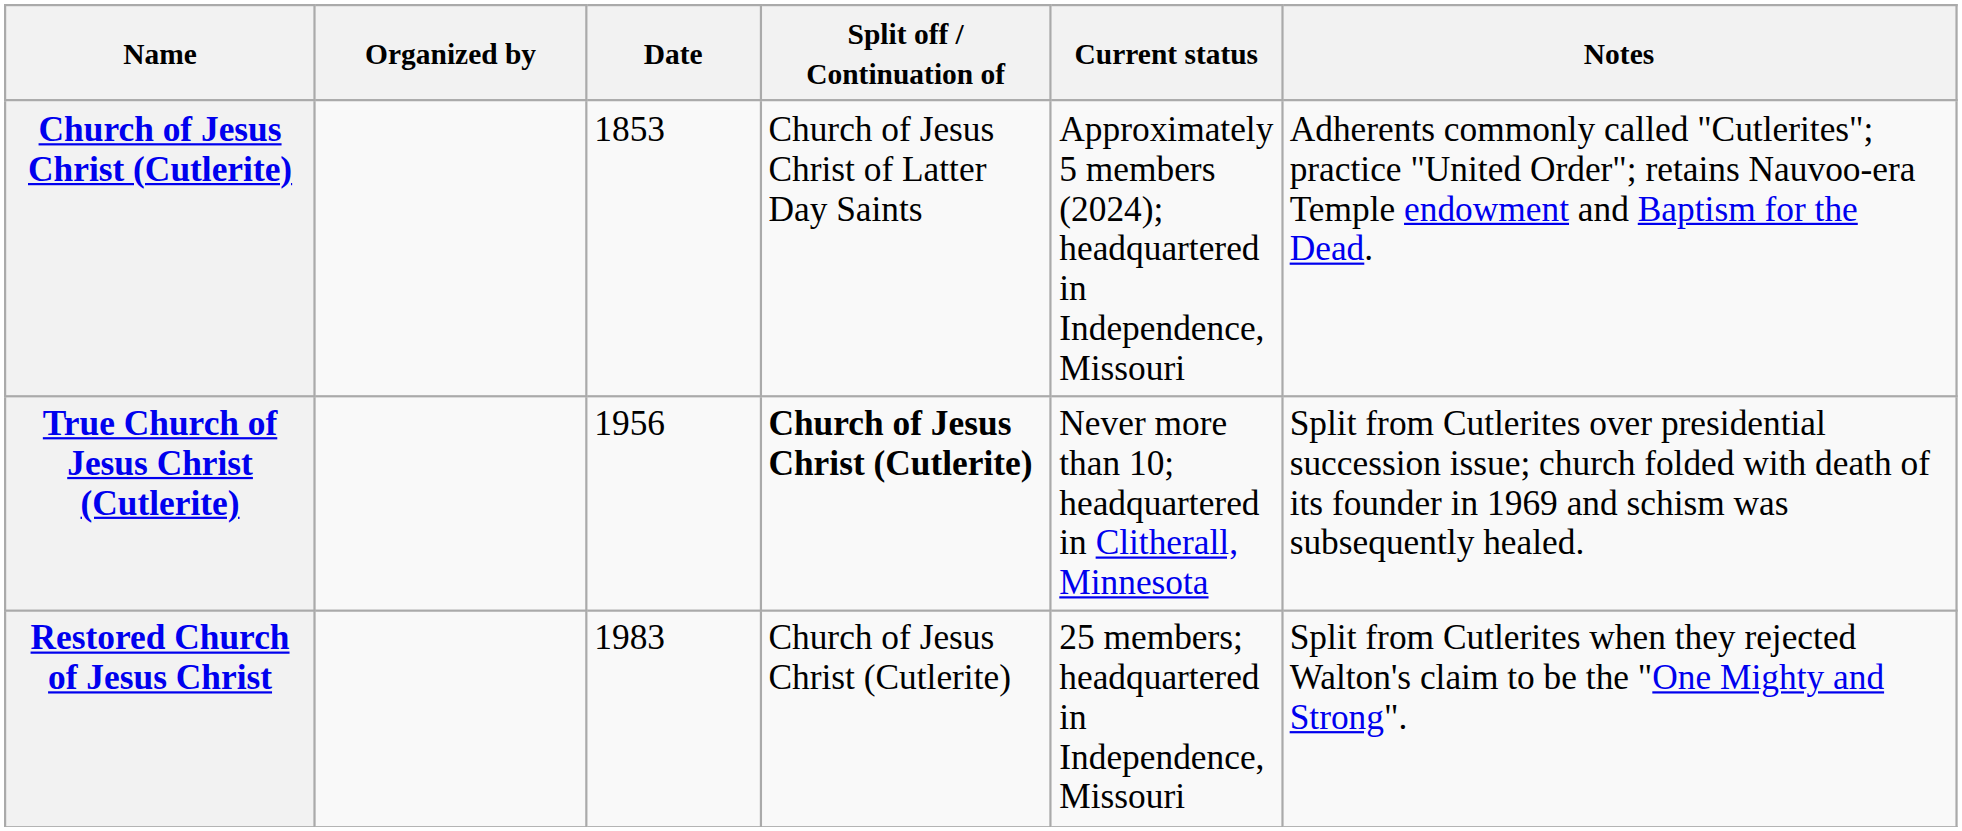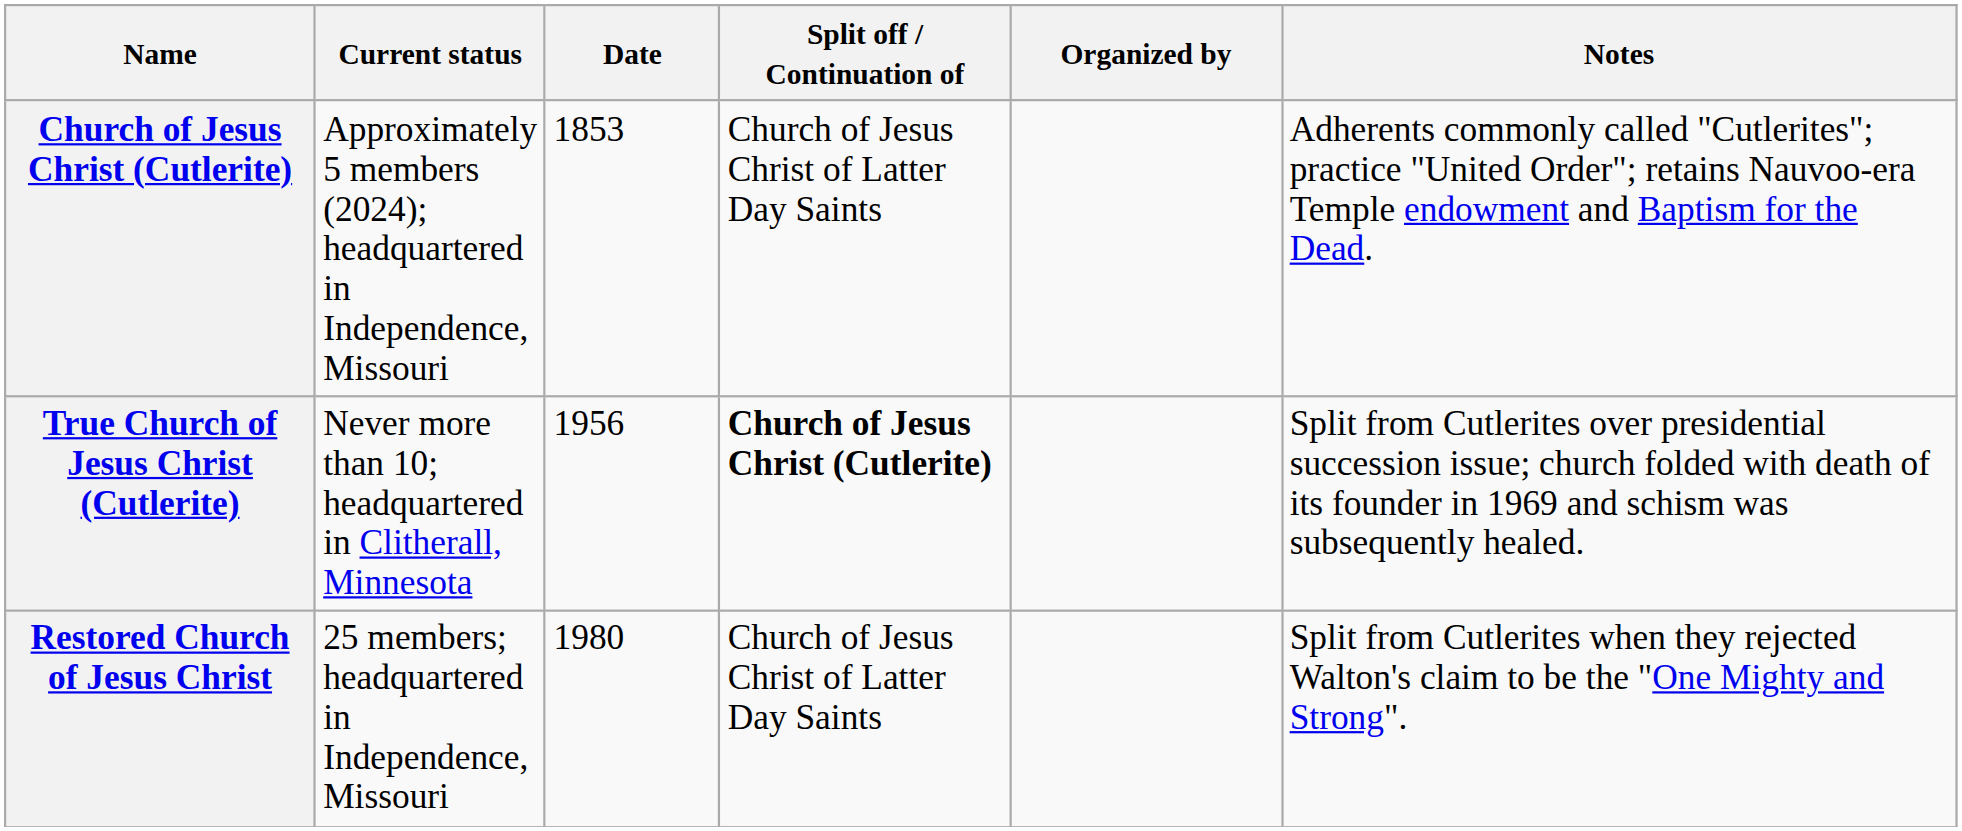columns swapped: (451, 54) <-> (1166, 54)
(630, 638) 1983 -> (589, 638) 1980
(890, 658) Church of Jesus Christ (Cutlerite) -> (841, 678) Church of Jesus Christ of Latter Day Saints
